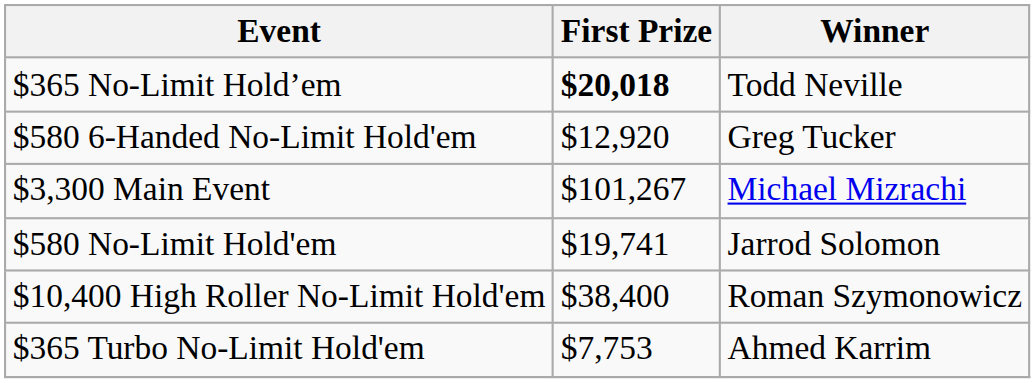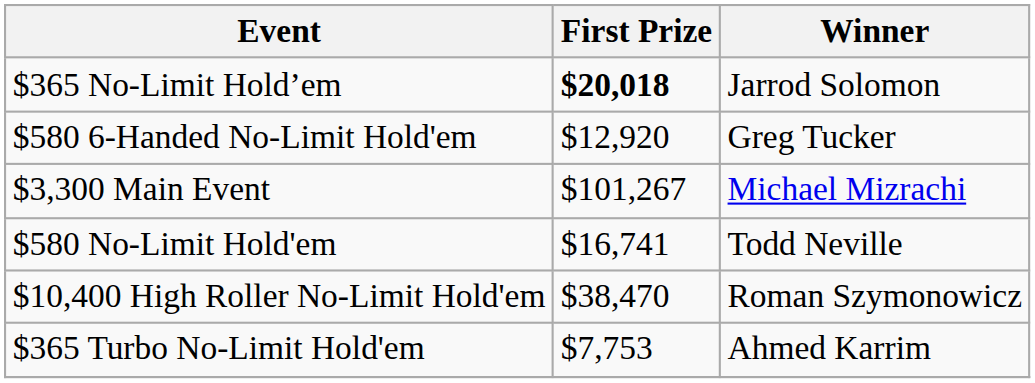(815, 84) Todd Neville -> (834, 84) Jarrod Solomon
(615, 243) $19,741 -> (615, 243) $16,741
(834, 243) Jarrod Solomon -> (815, 243) Todd Neville
(615, 296) $38,400 -> (615, 296) $38,470
